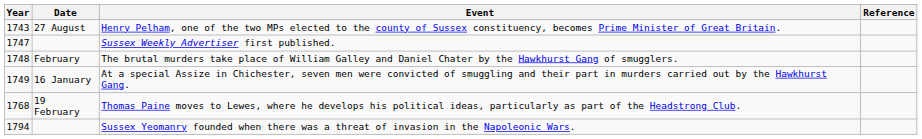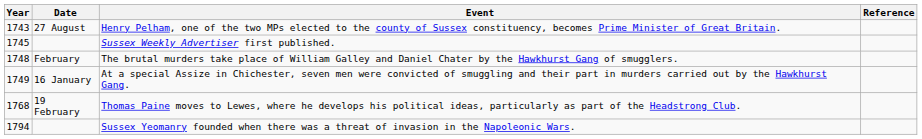(18, 43) 1747 -> (18, 43) 1745
